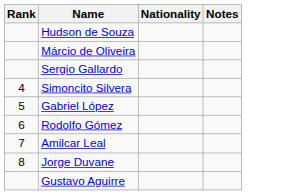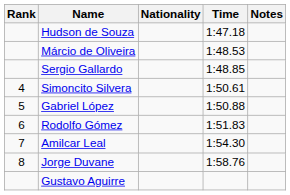+ column: (226, 14)
